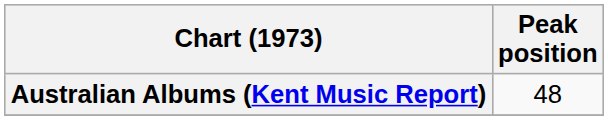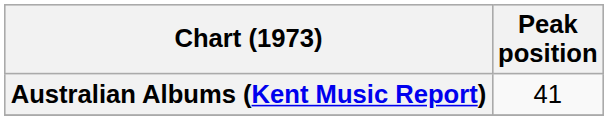(548, 94) 48 -> (548, 94) 41
